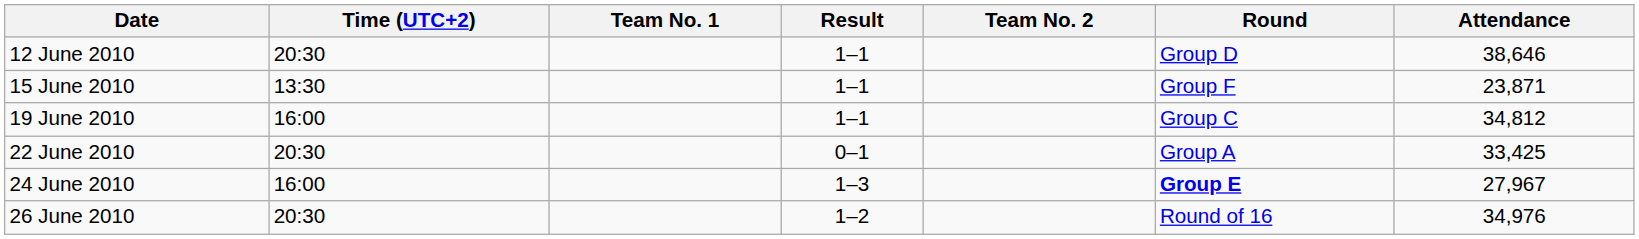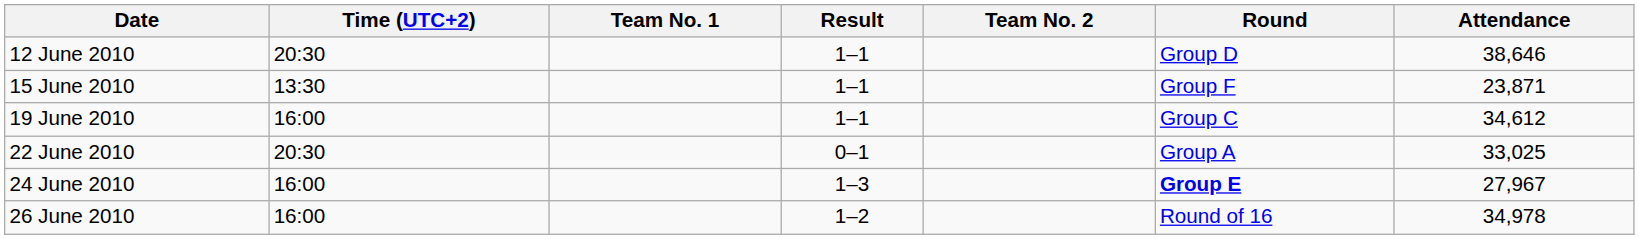(1514, 119) 34,812 -> (1514, 119) 34,612
(1514, 151) 33,425 -> (1514, 151) 33,025
(299, 217) 20:30 -> (299, 217) 16:00
(1514, 217) 34,976 -> (1514, 217) 34,978
